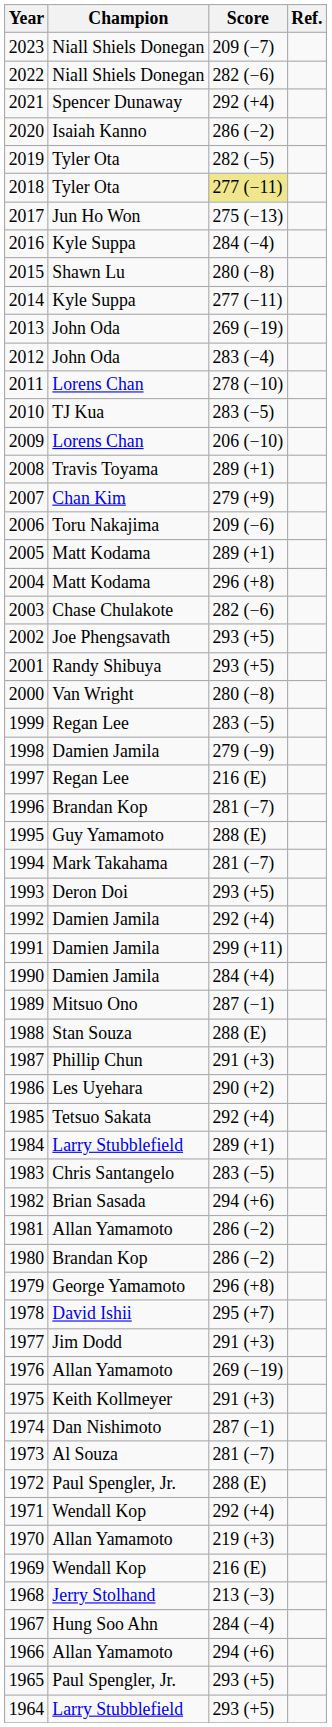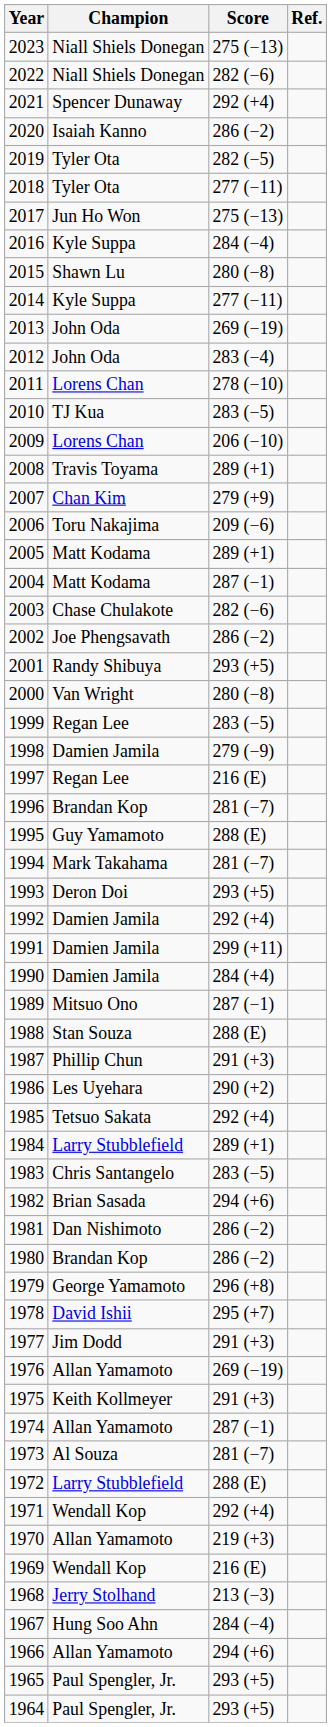(243, 46) 209 (−7) -> (248, 46) 275 (−13)
(247, 187) khaki background -> (247, 187) no background
(243, 581) 296 (+8) -> (243, 581) 287 (−1)
(243, 638) 293 (+5) -> (243, 638) 286 (−2)
(113, 1229) Allan Yamamoto -> (107, 1229) Dan Nishimoto
(107, 1426) Dan Nishimoto -> (113, 1426) Allan Yamamoto
(114, 1483) Paul Spengler, Jr. -> (118, 1483) Larry Stubblefield
(118, 1708) Larry Stubblefield -> (114, 1708) Paul Spengler, Jr.
